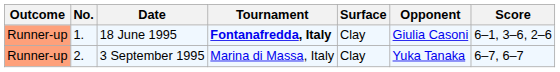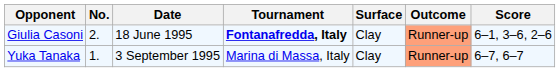columns swapped: (37, 14) <-> (430, 14)
(79, 34) 1. -> (94, 34) 2.
(79, 55) 2. -> (94, 55) 1.
